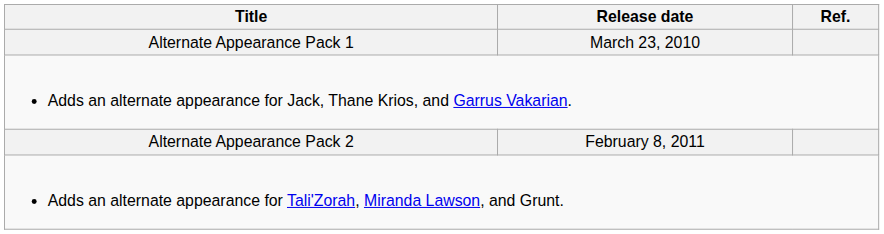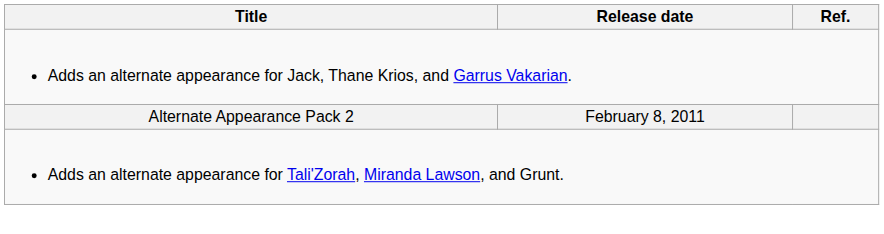- row: (251, 42)
